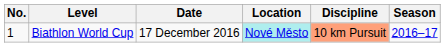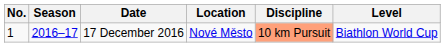columns swapped: (415, 13) <-> (83, 13)
(277, 32) paleturquoise background -> (221, 32) no background
